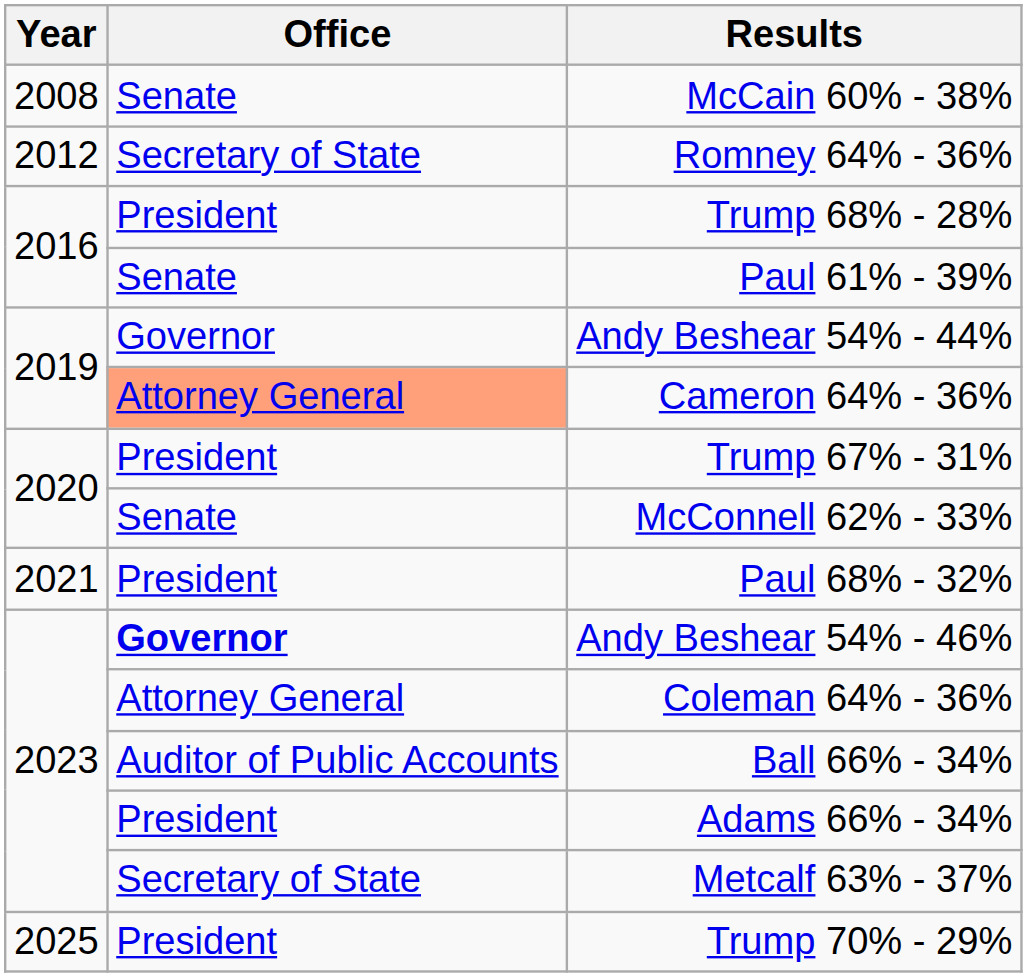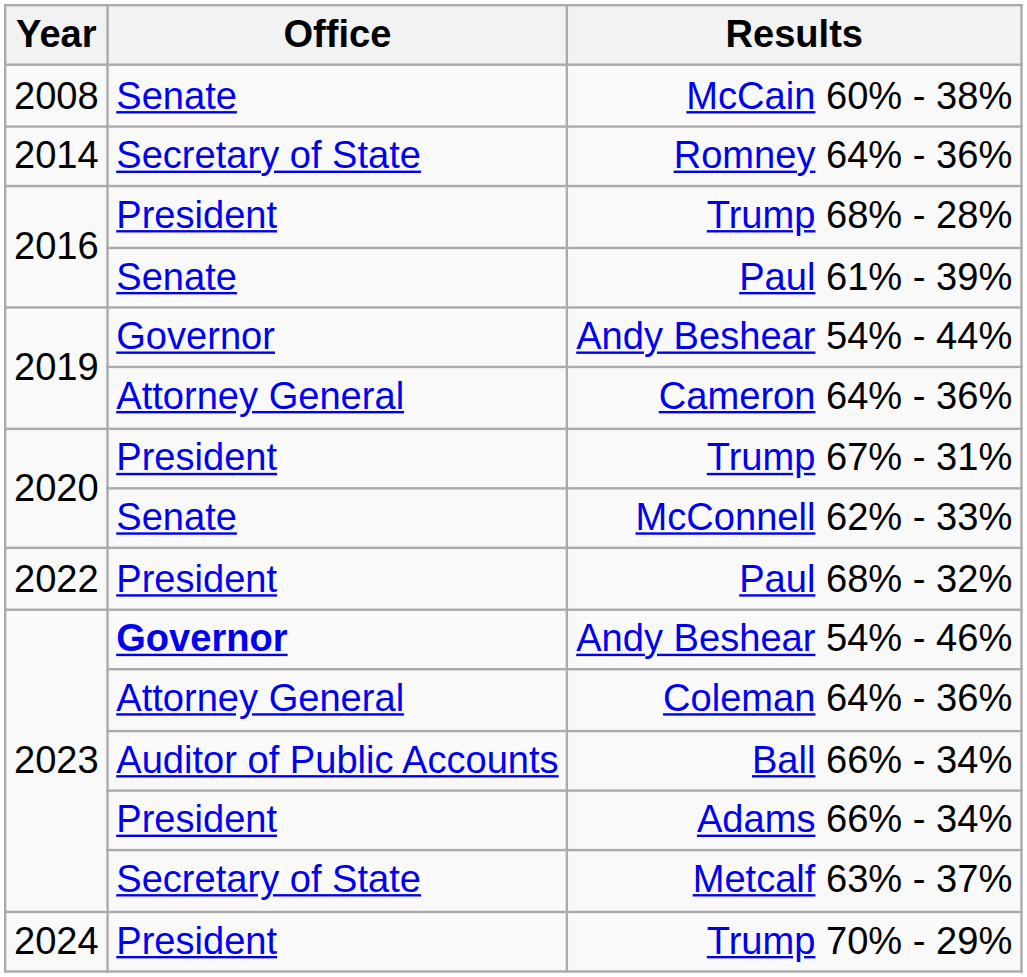(56, 155) 2012 -> (56, 155) 2014
(260, 397) lightsalmon background -> (260, 397) no background
(56, 578) 2021 -> (56, 578) 2022
(56, 940) 2025 -> (56, 940) 2024
